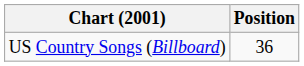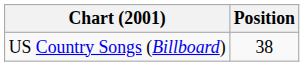(264, 46) 36 -> (264, 46) 38
